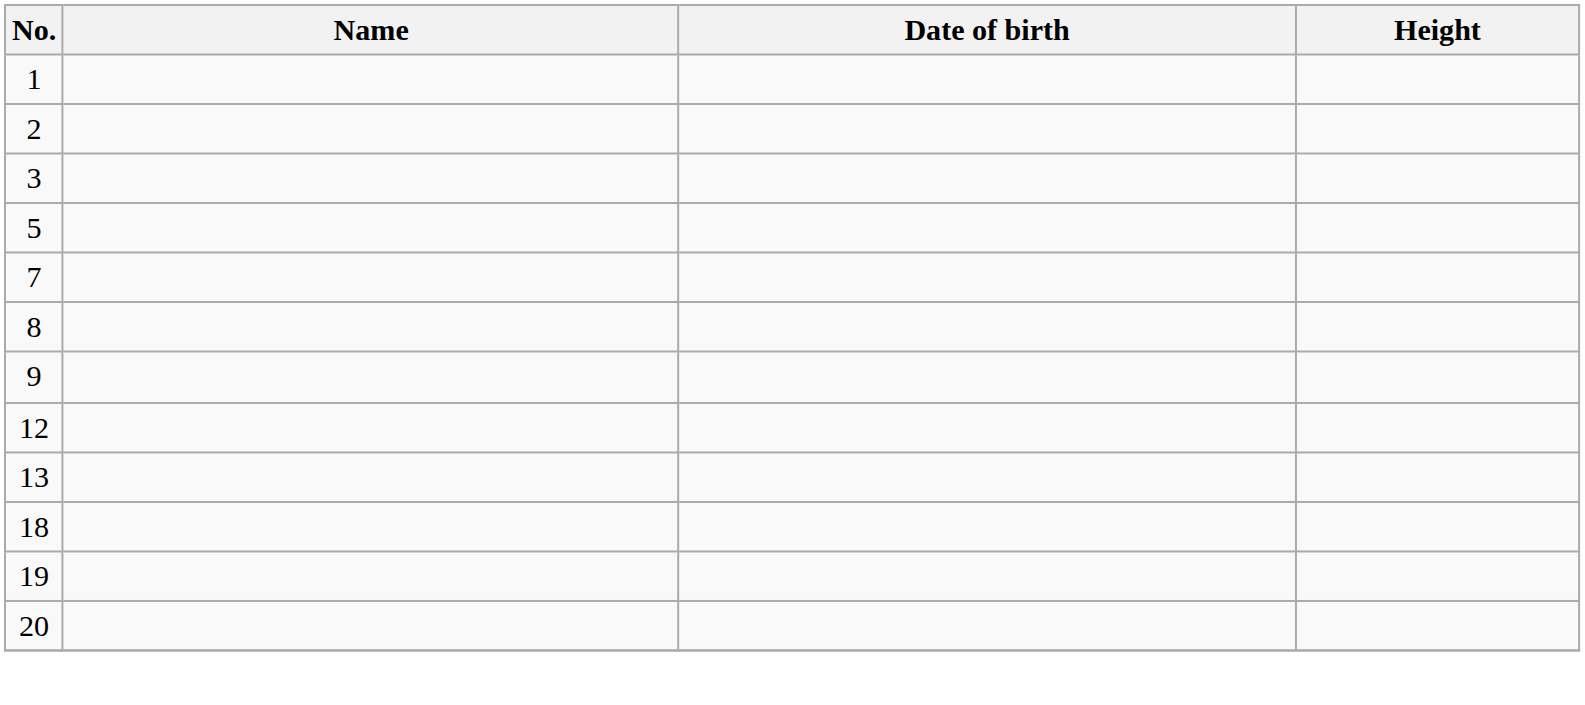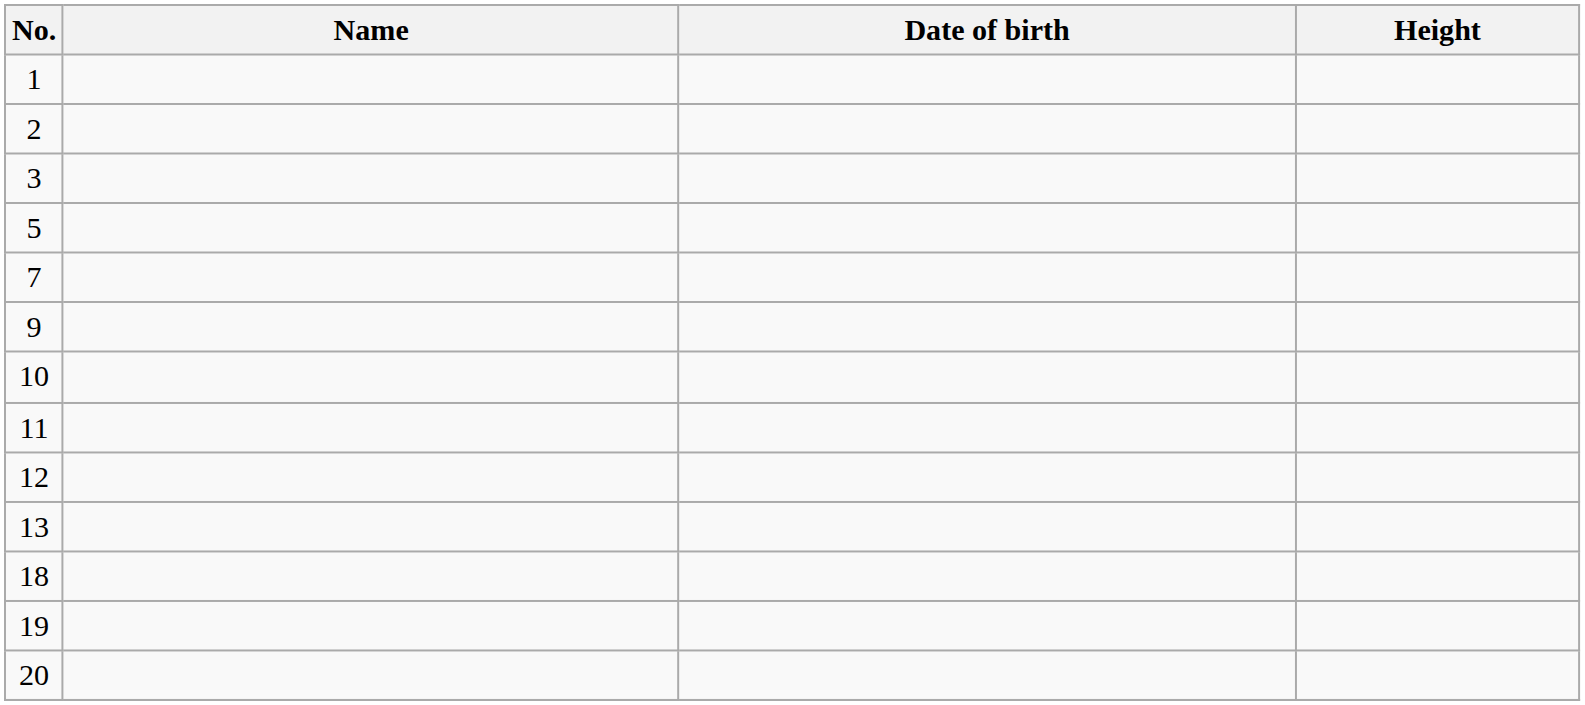- row: (34, 327)
+ row: (34, 376)
+ row: (34, 426)
